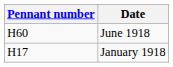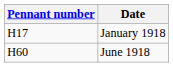rows swapped: (133, 52) <-> (125, 33)
